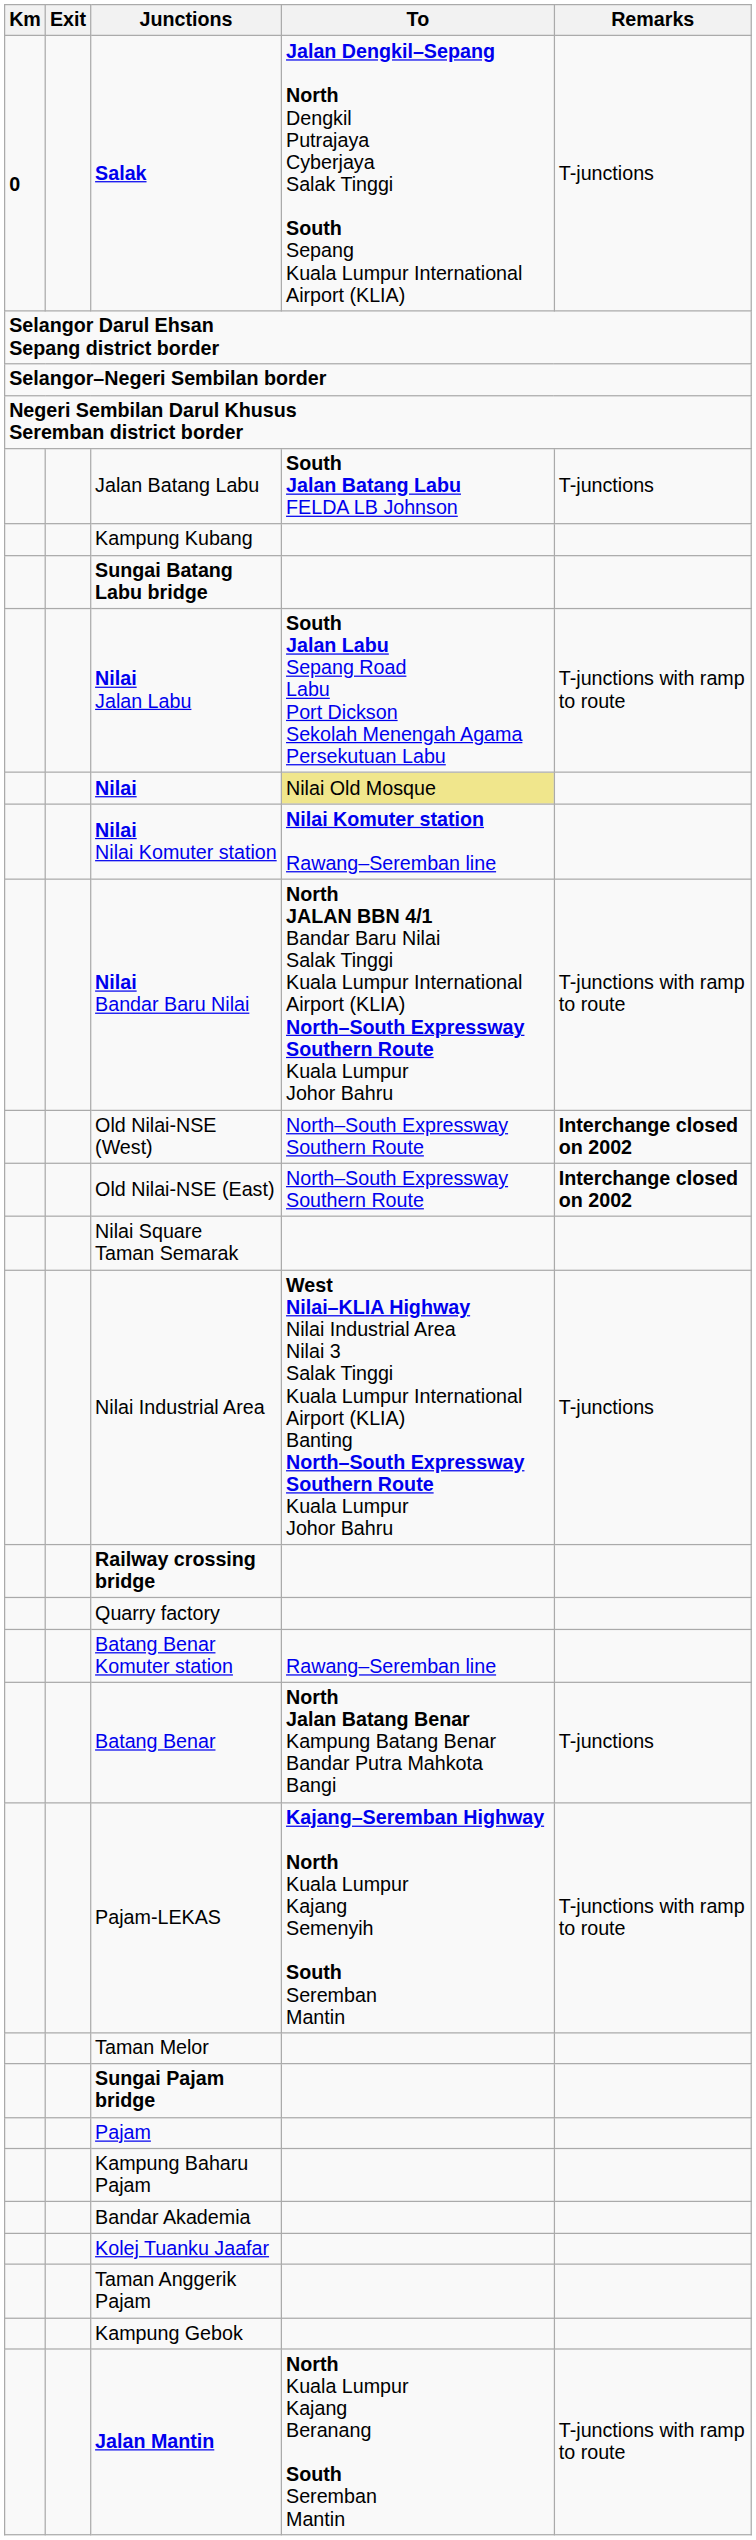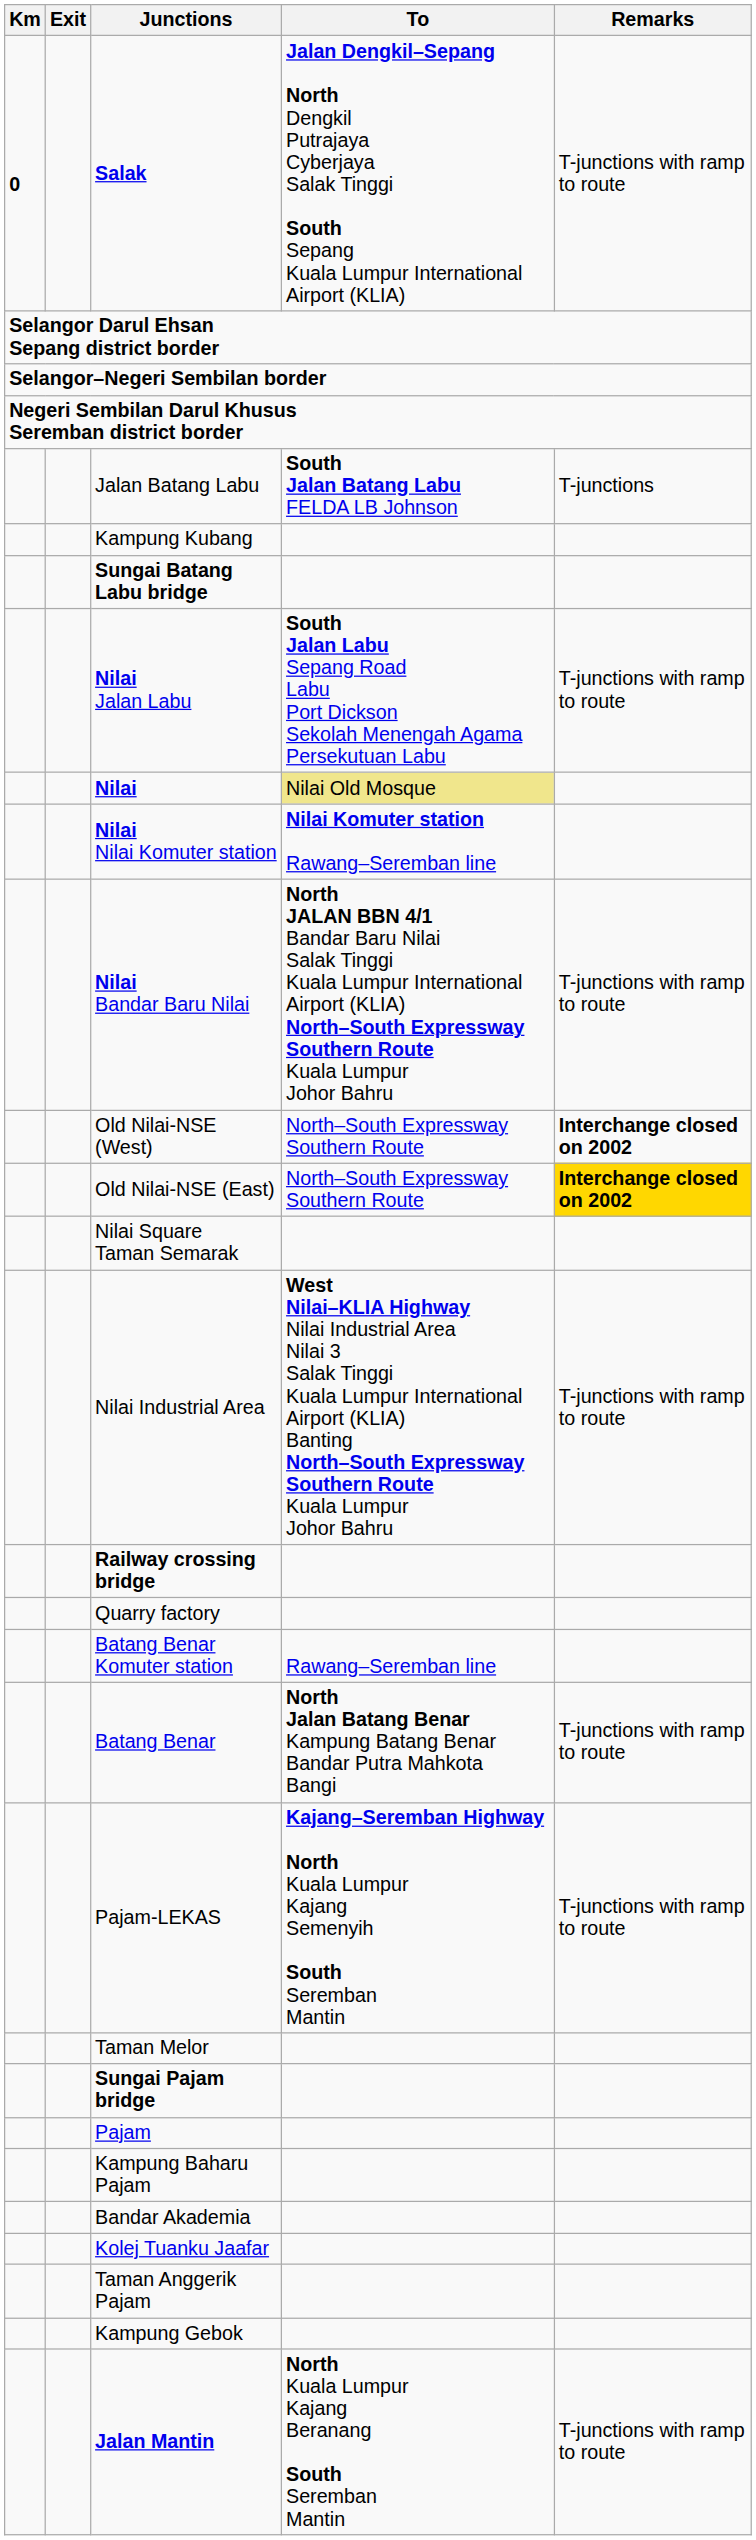(606, 173) T-junctions -> (652, 173) T-junctions with ramp to route
(648, 1189) no background -> (648, 1189) gold background
(606, 1407) T-junctions -> (652, 1407) T-junctions with ramp to route
(606, 1742) T-junctions -> (652, 1742) T-junctions with ramp to route
